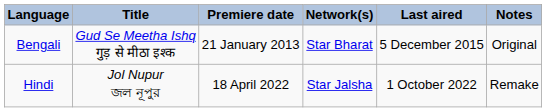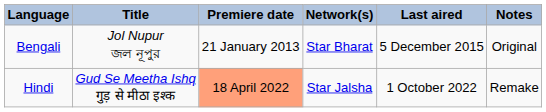(136, 44) Gud Se Meetha Ishq गुड़ से मीठा इश्क -> (136, 44) Jol Nupur জল নূপুর
(136, 83) Jol Nupur জল নূপুর -> (136, 87) Gud Se Meetha Ishq गुड़ से मीठा इश्क
(251, 85) no background -> (251, 87) lightsalmon background
